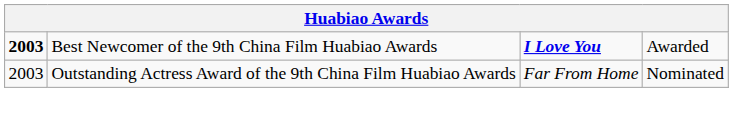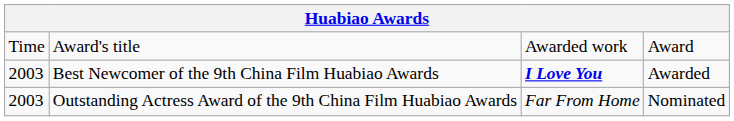+ row: (96, 45)
(26, 45) bold -> (26, 73) normal
